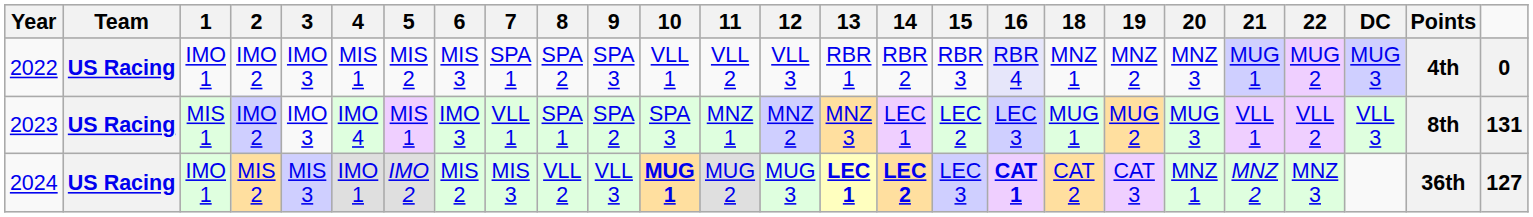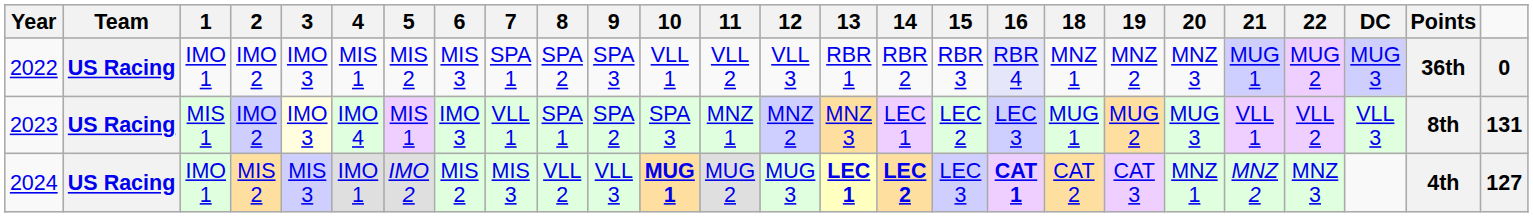(1443, 67) 4th -> (1443, 67) 36th
(307, 125) no background -> (307, 125) lightyellow background
(1443, 182) 36th -> (1443, 182) 4th
